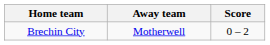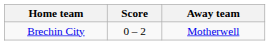columns swapped: (238, 13) <-> (159, 13)
